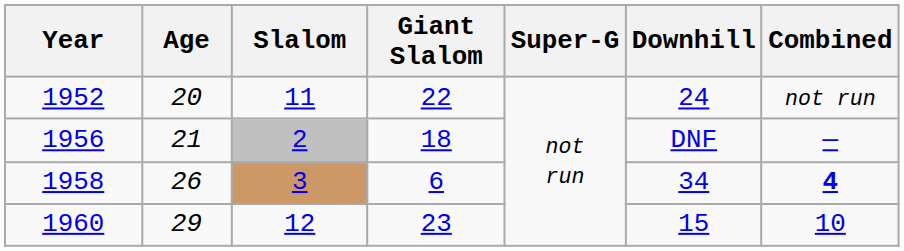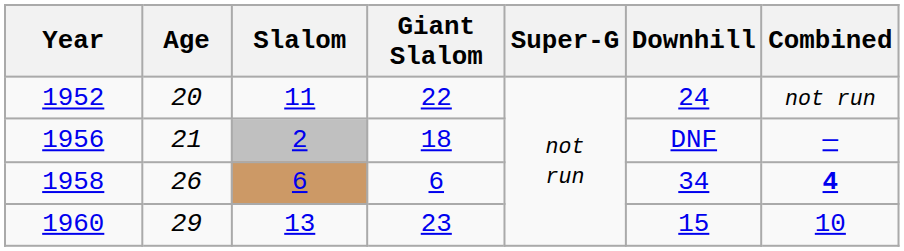(300, 182) 3 -> (300, 182) 6
(300, 225) 12 -> (300, 225) 13
